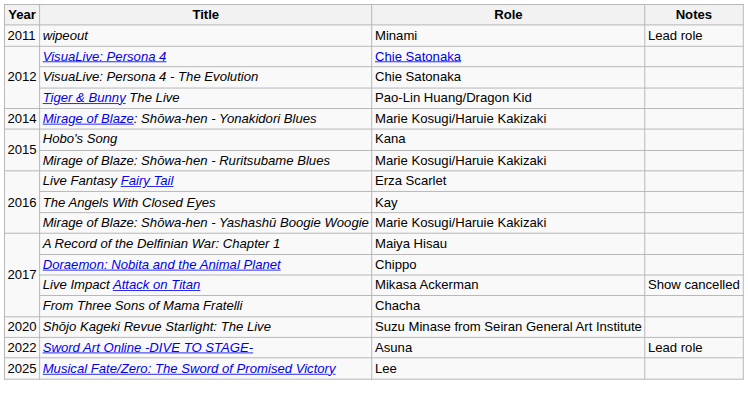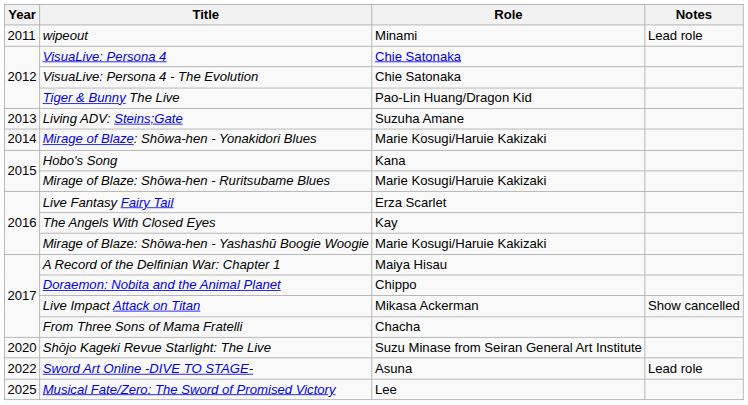+ row: (113, 118)
